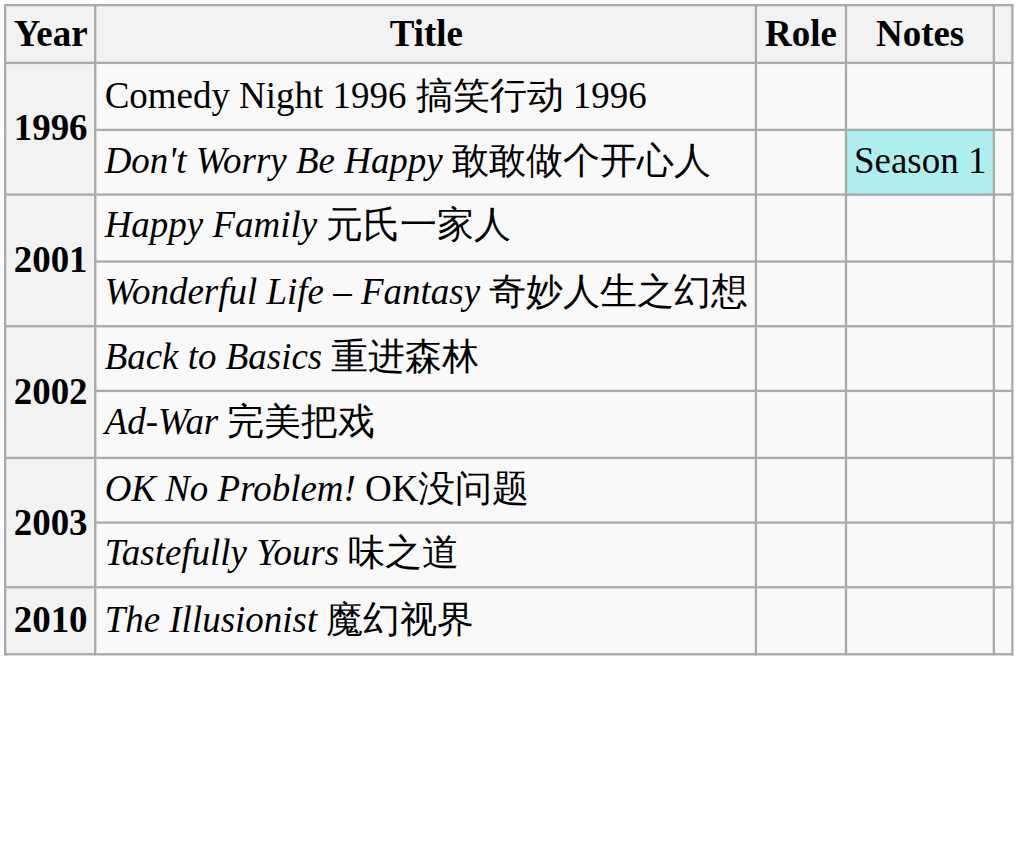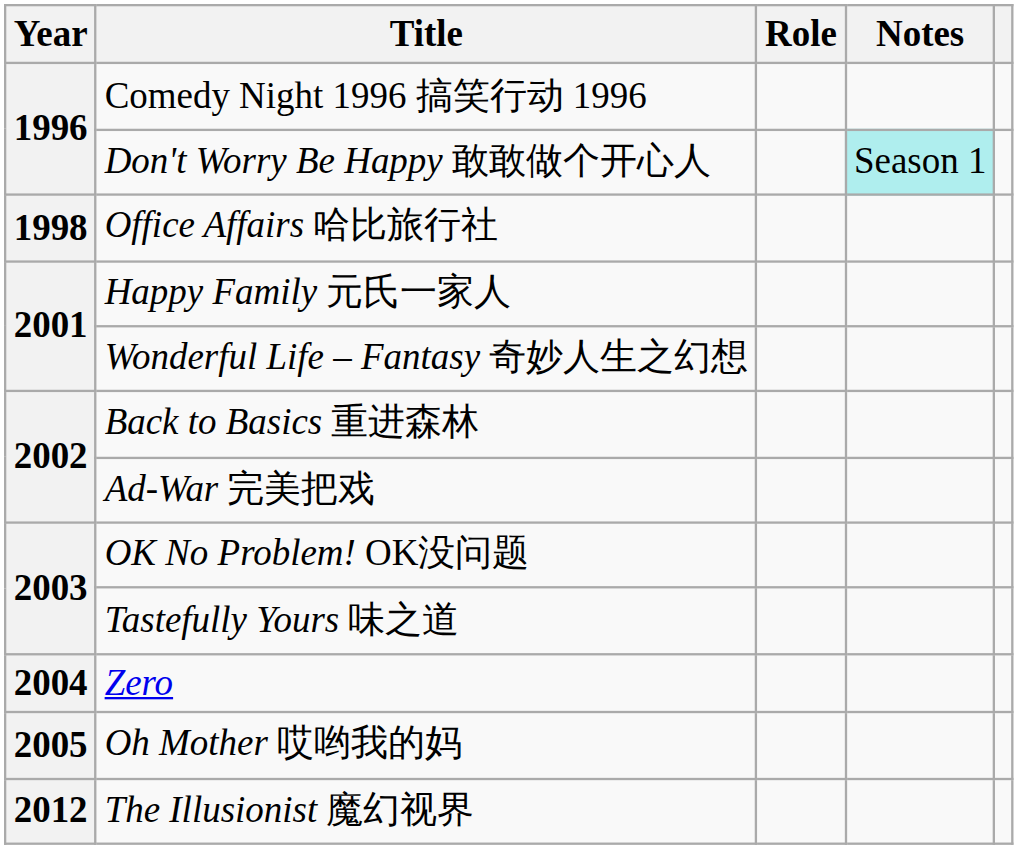+ row: (301, 225)
+ row: (139, 682)
+ row: (283, 743)
(51, 620) 2010 -> (51, 809) 2012
